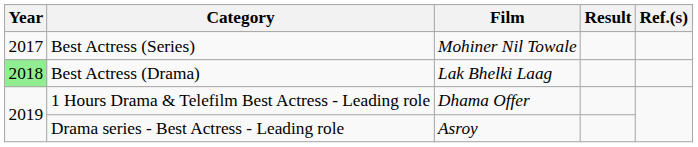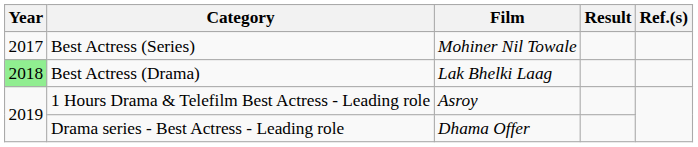(484, 100) Dhama Offer -> (458, 100) Asroy
(458, 127) Asroy -> (484, 127) Dhama Offer
